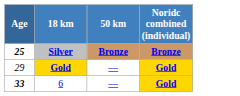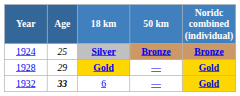+ column: (26, 24)
(19, 51) bold -> (62, 51) normal
